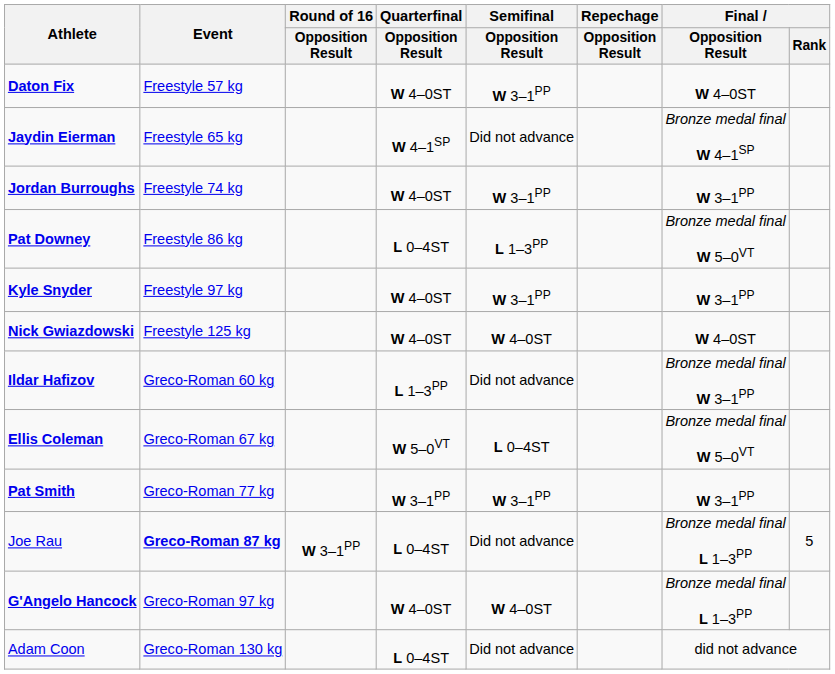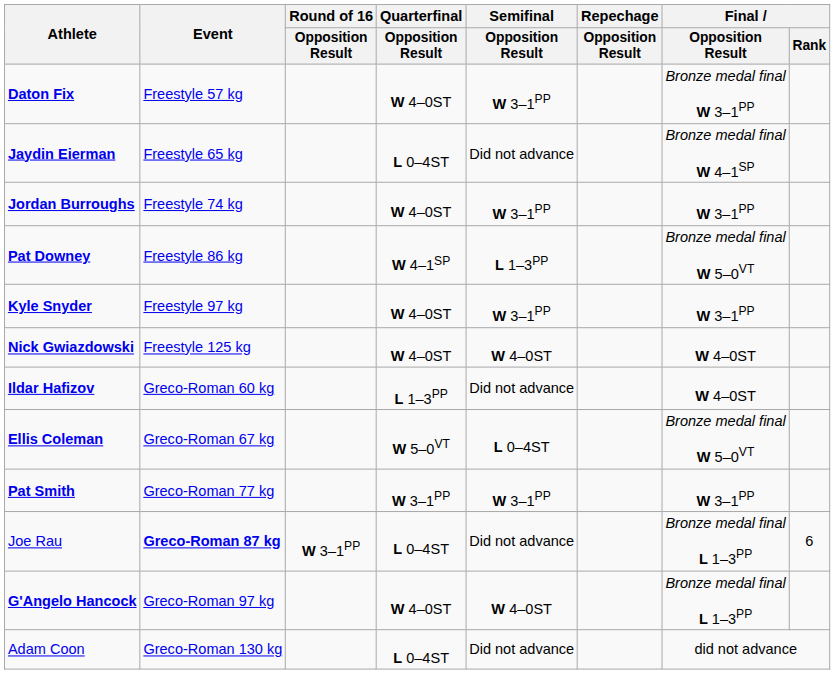(726, 94) W 4–0ST -> (726, 94) Bronze medal final W 3–1PP
(421, 145) W 4–1SP -> (421, 161) L 0–4ST
(421, 247) L 0–4ST -> (421, 264) W 4–1SP
(726, 381) Bronze medal final W 3–1PP -> (726, 397) W 4–0ST
(809, 542) 5 -> (809, 542) 6
